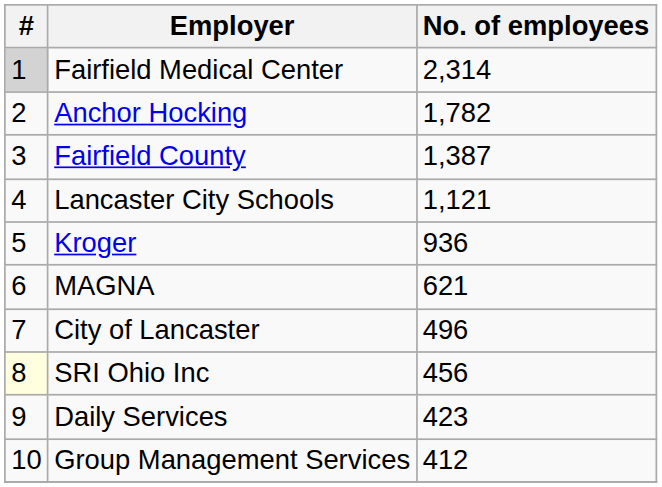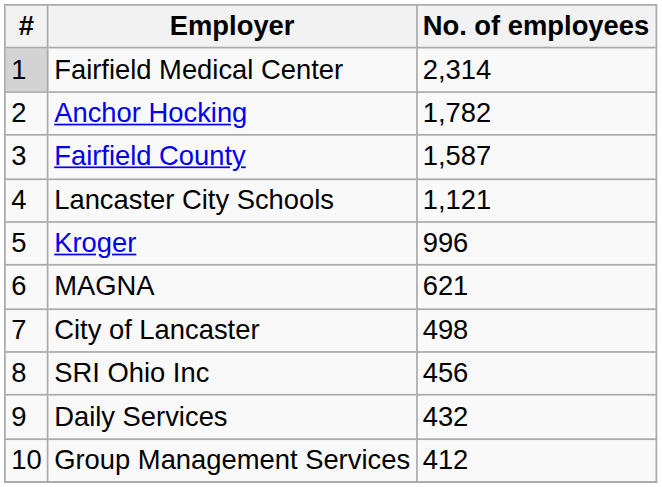(457, 156) 1,387 -> (457, 156) 1,587
(446, 243) 936 -> (446, 243) 996
(446, 329) 496 -> (446, 329) 498
(19, 373) lightyellow background -> (19, 373) no background
(446, 416) 423 -> (446, 416) 432
